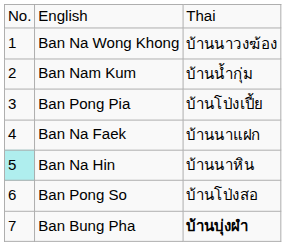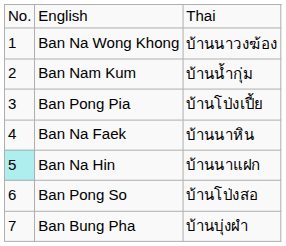(223, 135) บ้านนาแฝก -> (220, 135) บ้านนาหิน
(220, 165) บ้านนาหิน -> (223, 165) บ้านนาแฝก
(217, 226) bold -> (217, 226) normal
